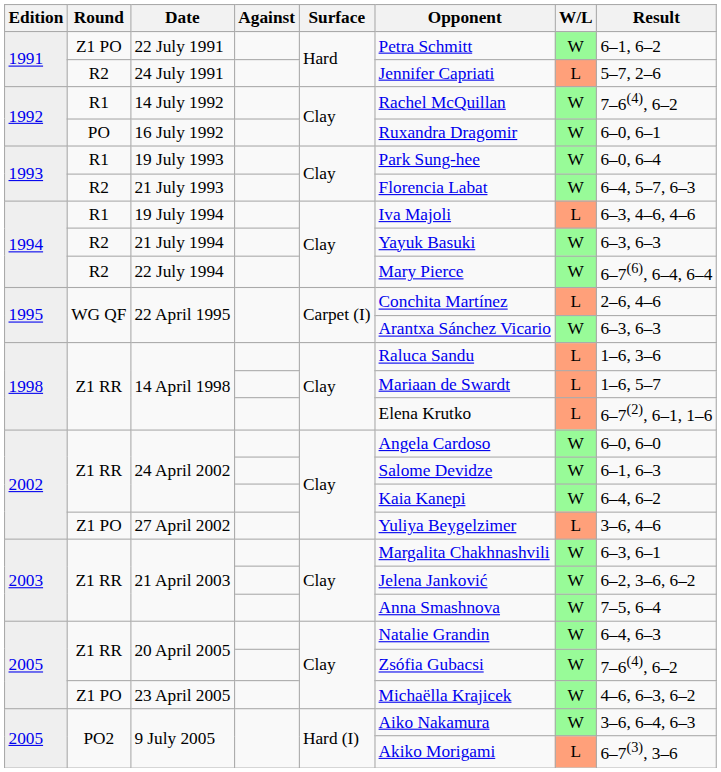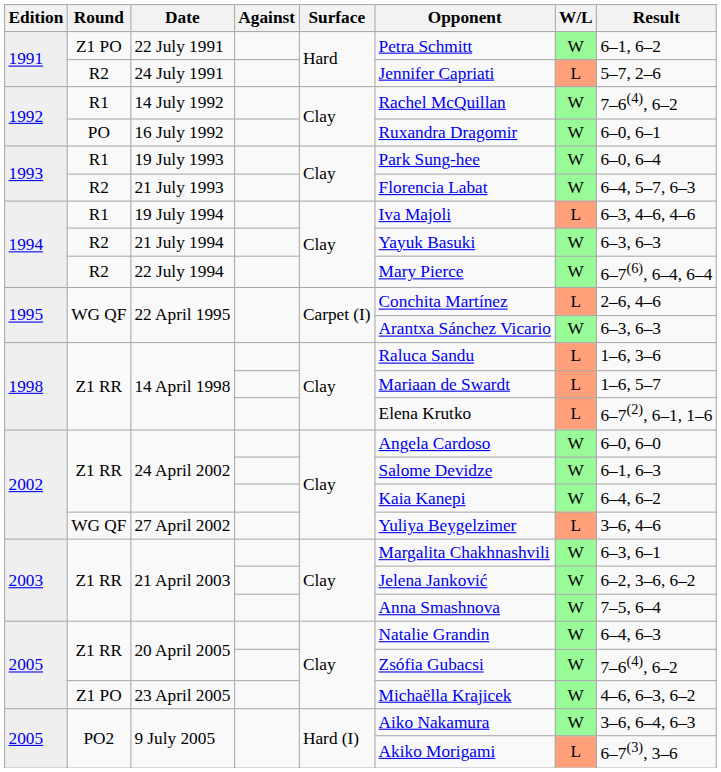(99, 525) Z1 PO -> (99, 525) WG QF
